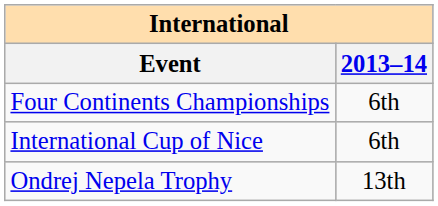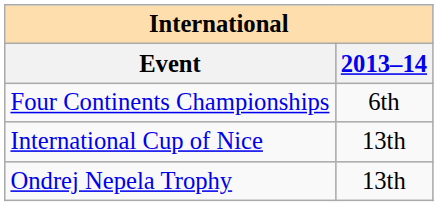(384, 141) 6th -> (384, 141) 13th
